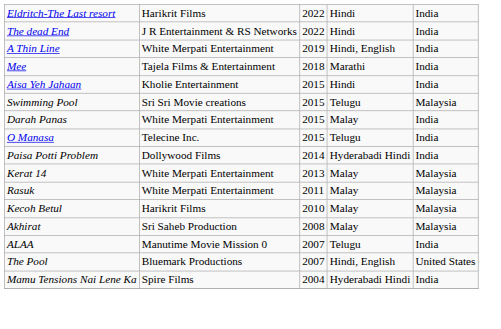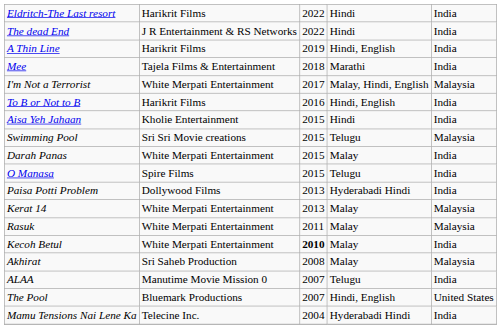(208, 48) White Merpati Entertainment -> (174, 48) Harikrit Films
+ row: (49, 84)
+ row: (44, 102)
(171, 137) Telecine Inc. -> (168, 173) Spire Films
(313, 155) 2014 -> (313, 191) 2013
(174, 208) Harikrit Films -> (208, 244) White Merpati Entertainment
(313, 208) normal -> (313, 244) bold
(436, 208) Malaysia -> (445, 244) India
(168, 279) Spire Films -> (171, 315) Telecine Inc.
